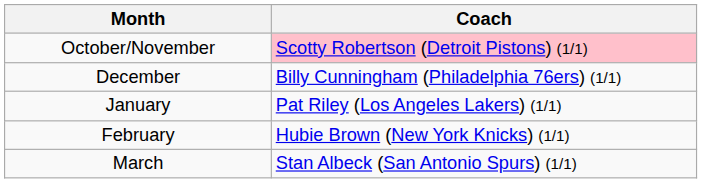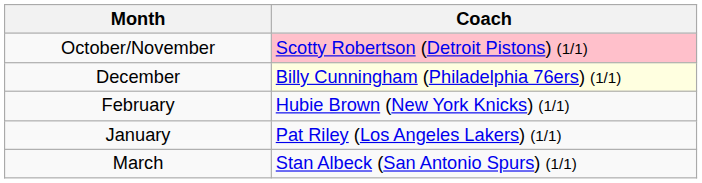(449, 76) no background -> (449, 76) lightyellow background
rows swapped: (138, 105) <-> (138, 134)
